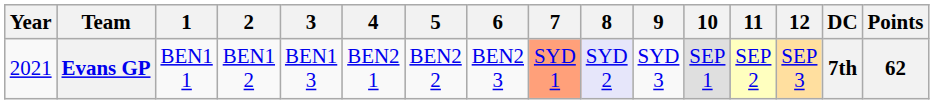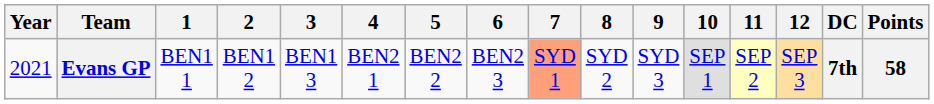(607, 68) lavender background -> (607, 68) no background
(895, 68) 62 -> (895, 68) 58
